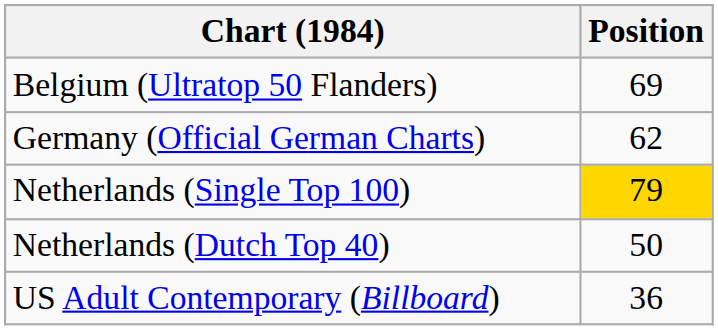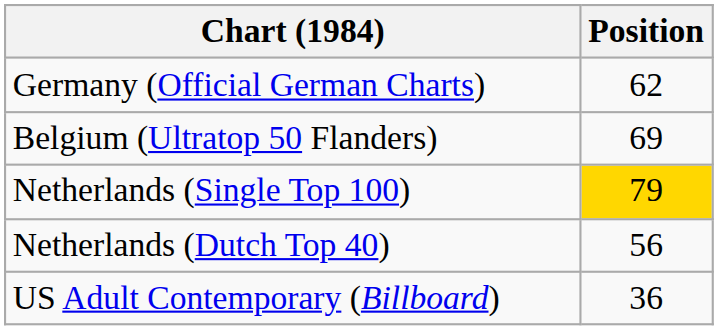rows swapped: (225, 84) <-> (249, 137)
(646, 244) 50 -> (646, 244) 56
